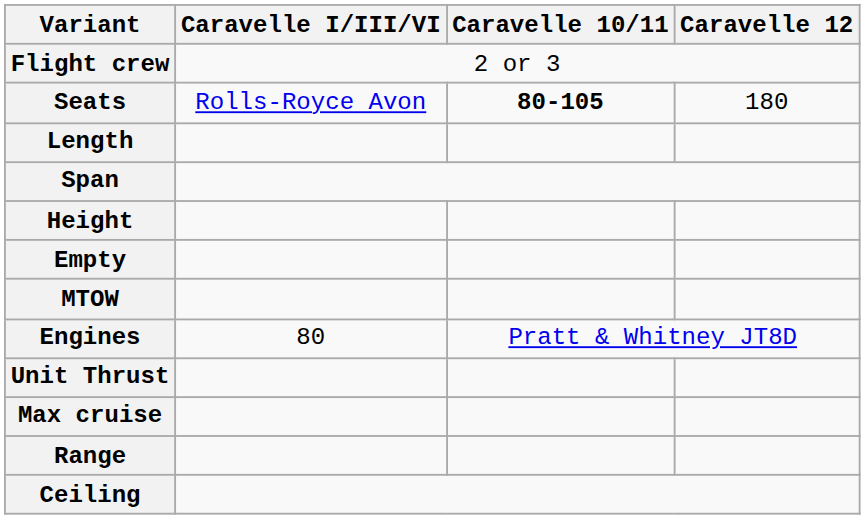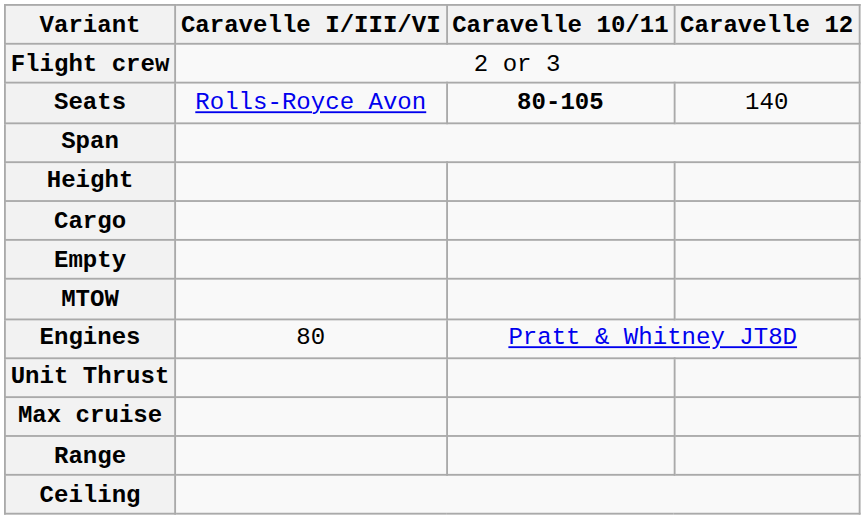(767, 103) 180 -> (767, 103) 140
- row: (90, 142)
+ row: (90, 221)
